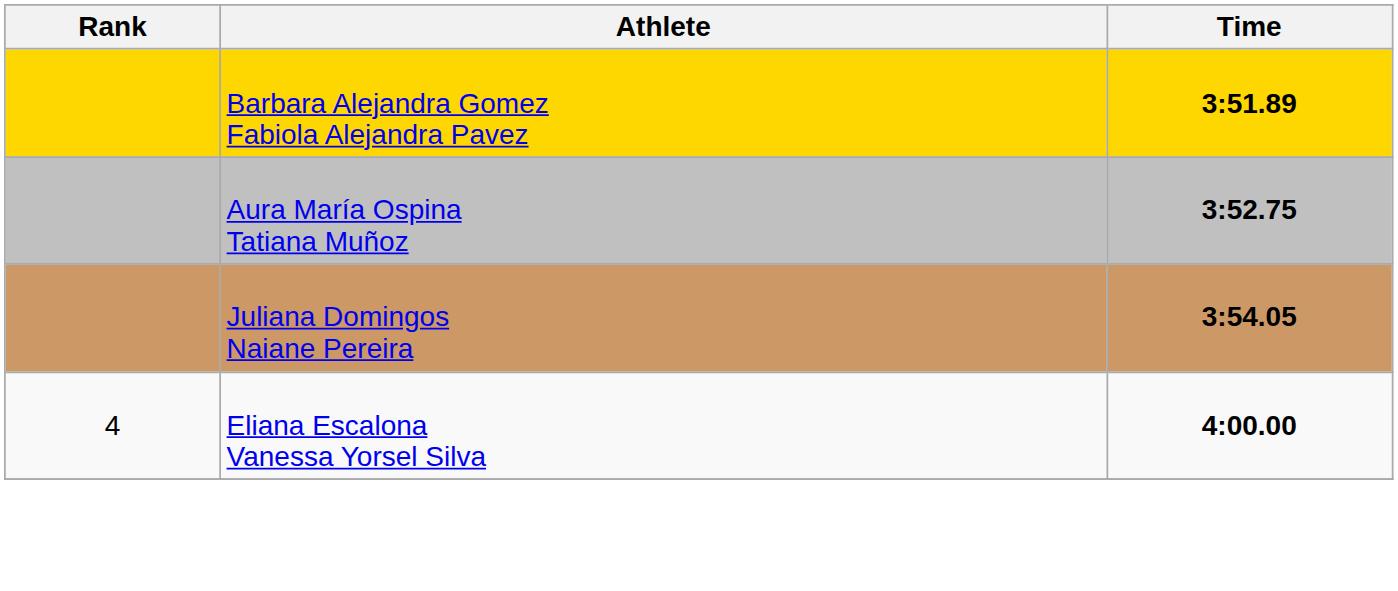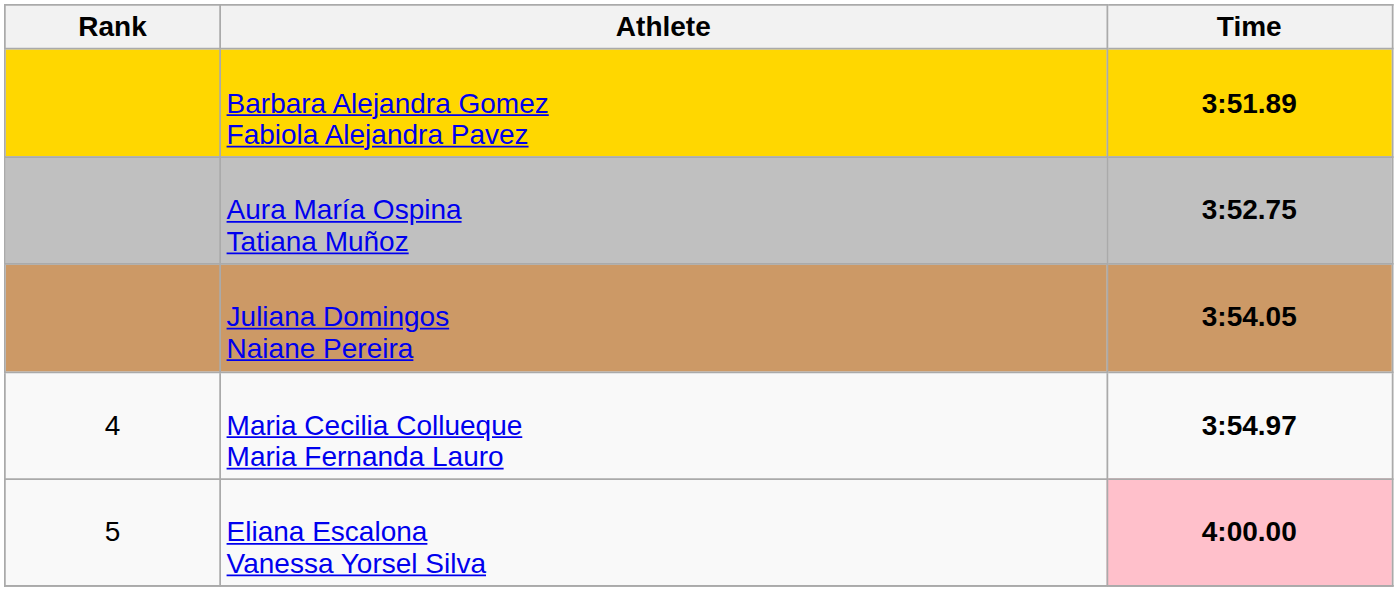+ row: (374, 440)
(112, 424) 4 -> (112, 532) 5
(1249, 424) no background -> (1249, 532) pink background
